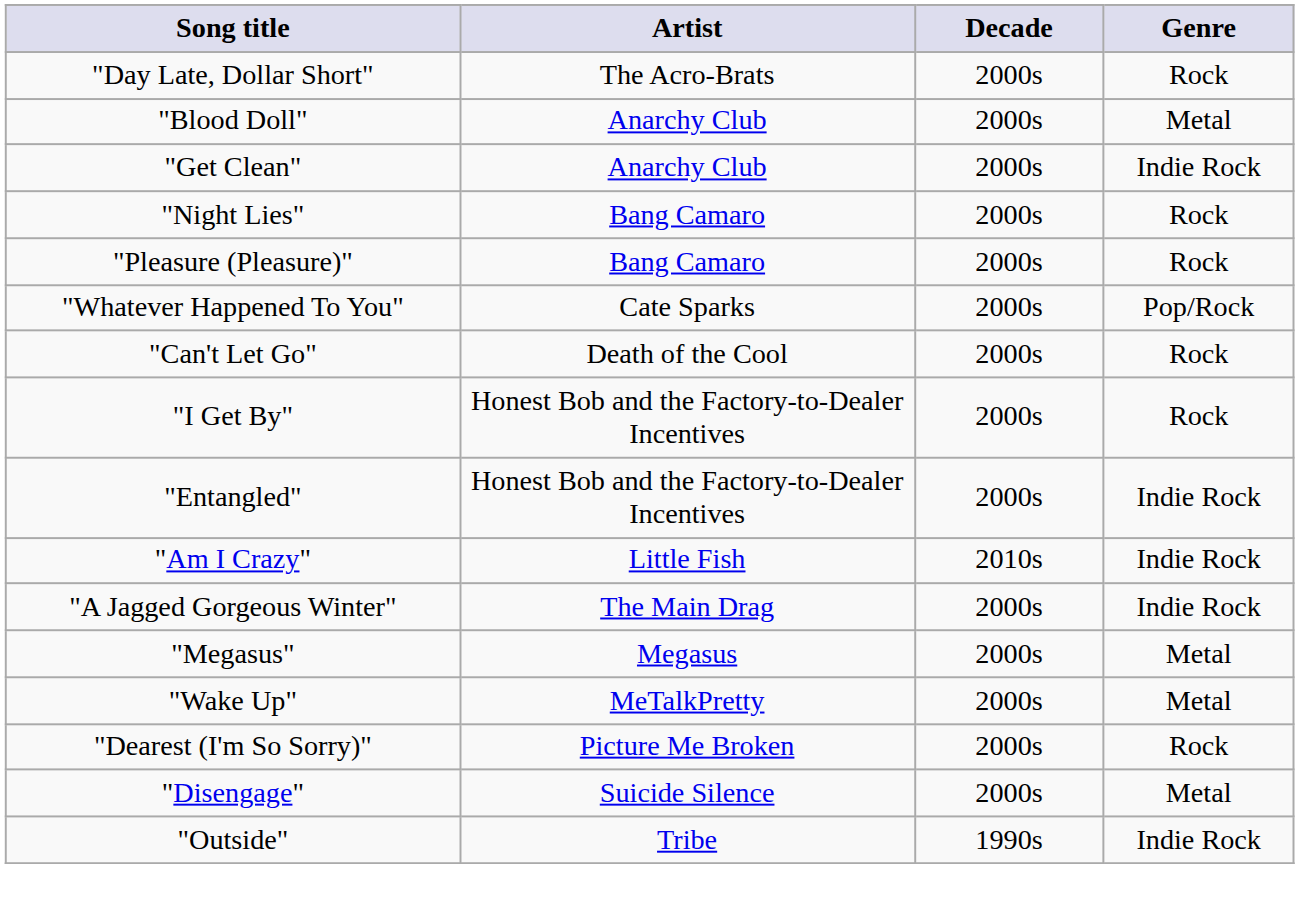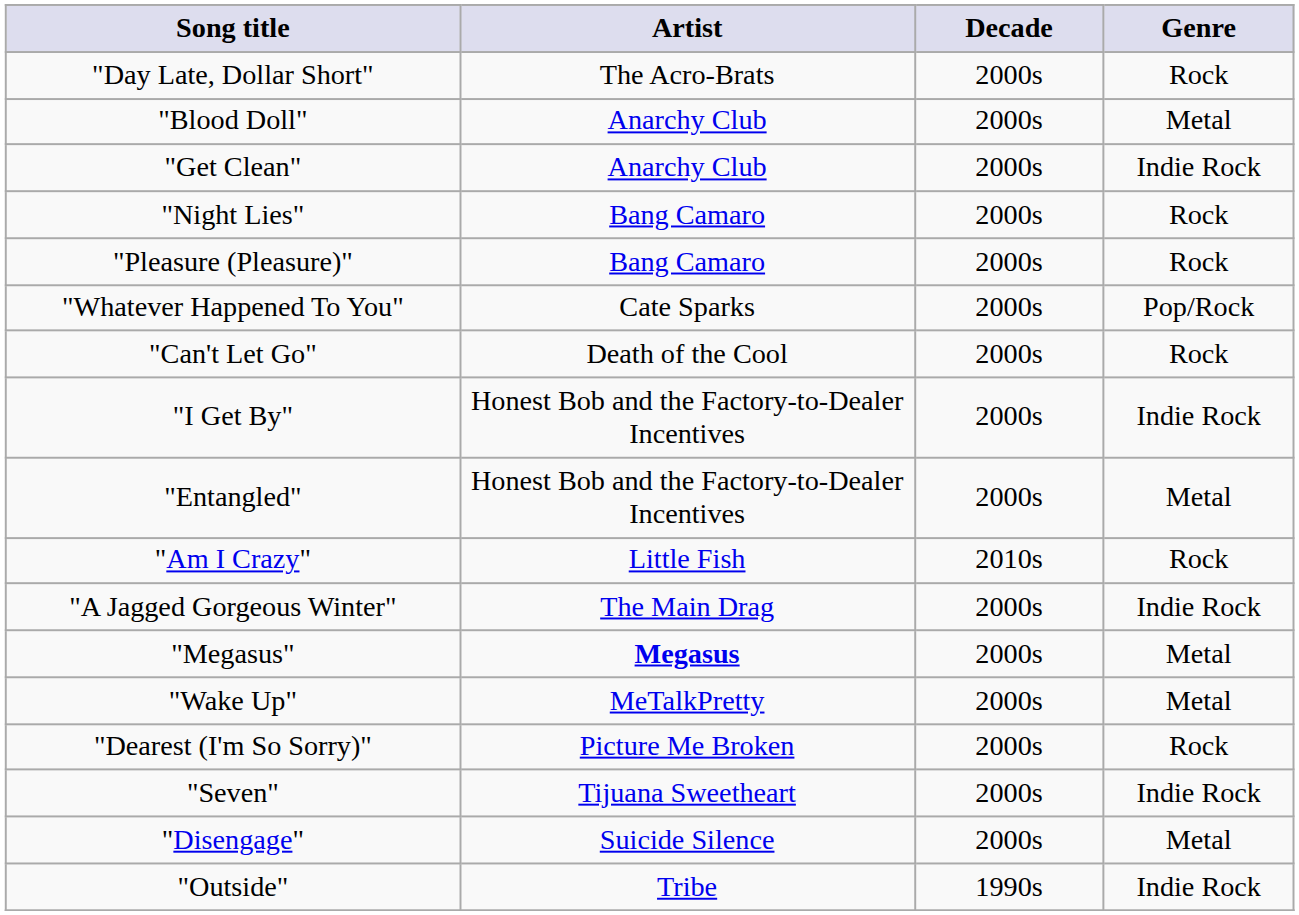(1199, 416) Rock -> (1199, 416) Indie Rock
(1199, 496) Indie Rock -> (1199, 496) Metal
(1199, 559) Indie Rock -> (1199, 559) Rock
(687, 653) normal -> (687, 653) bold
+ row: (233, 792)
